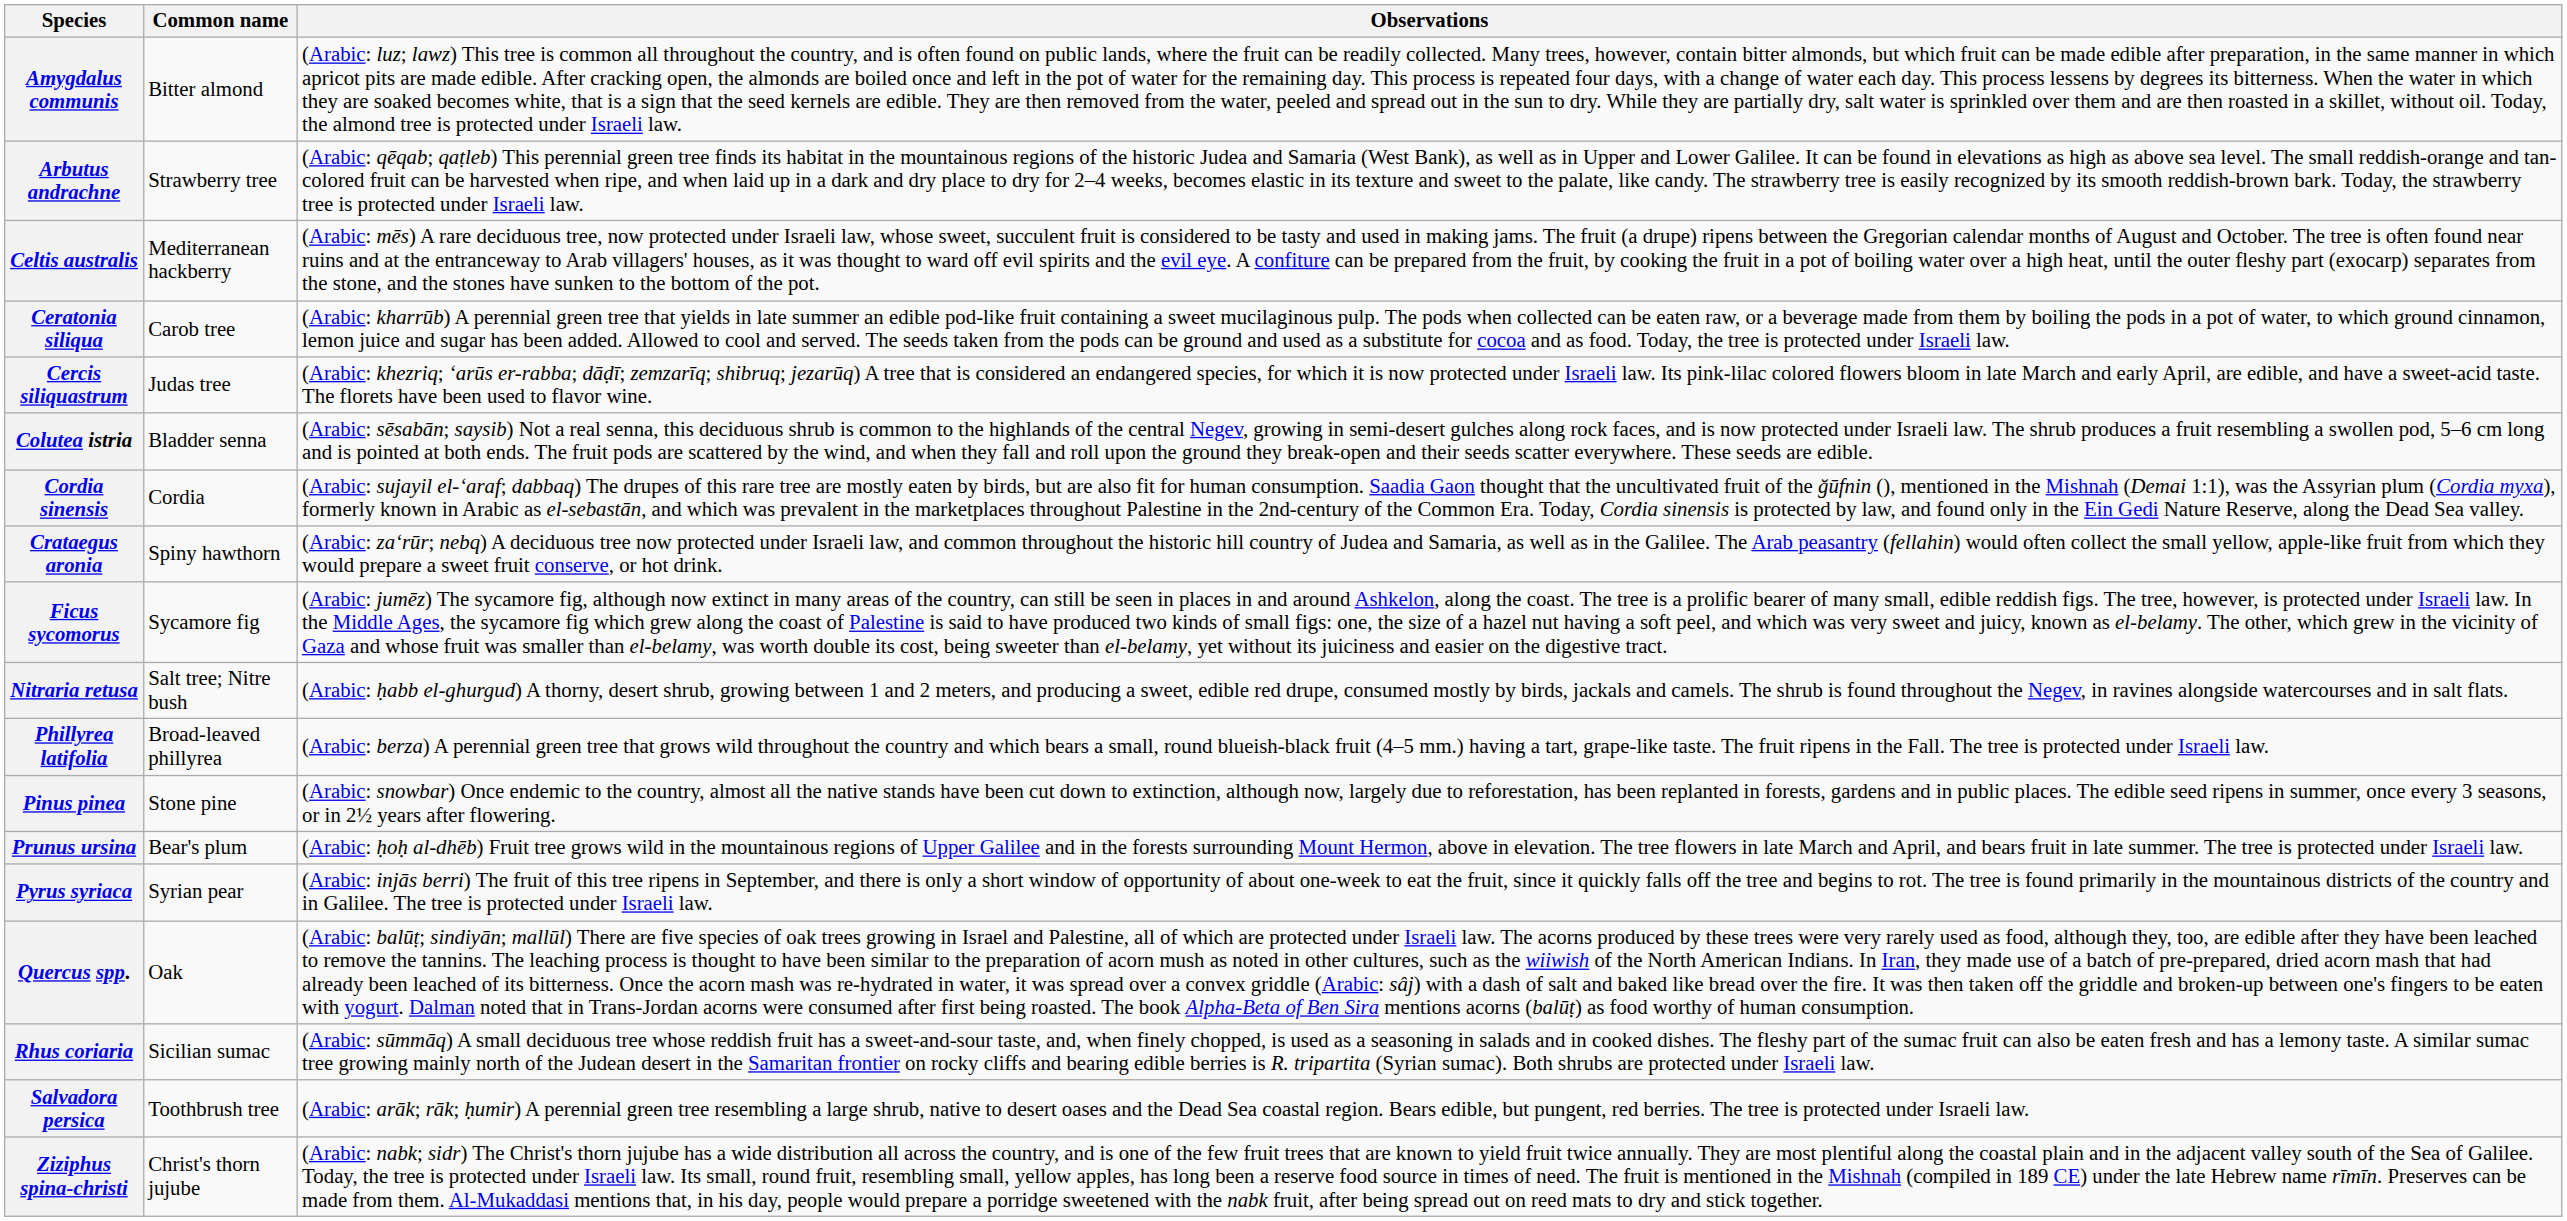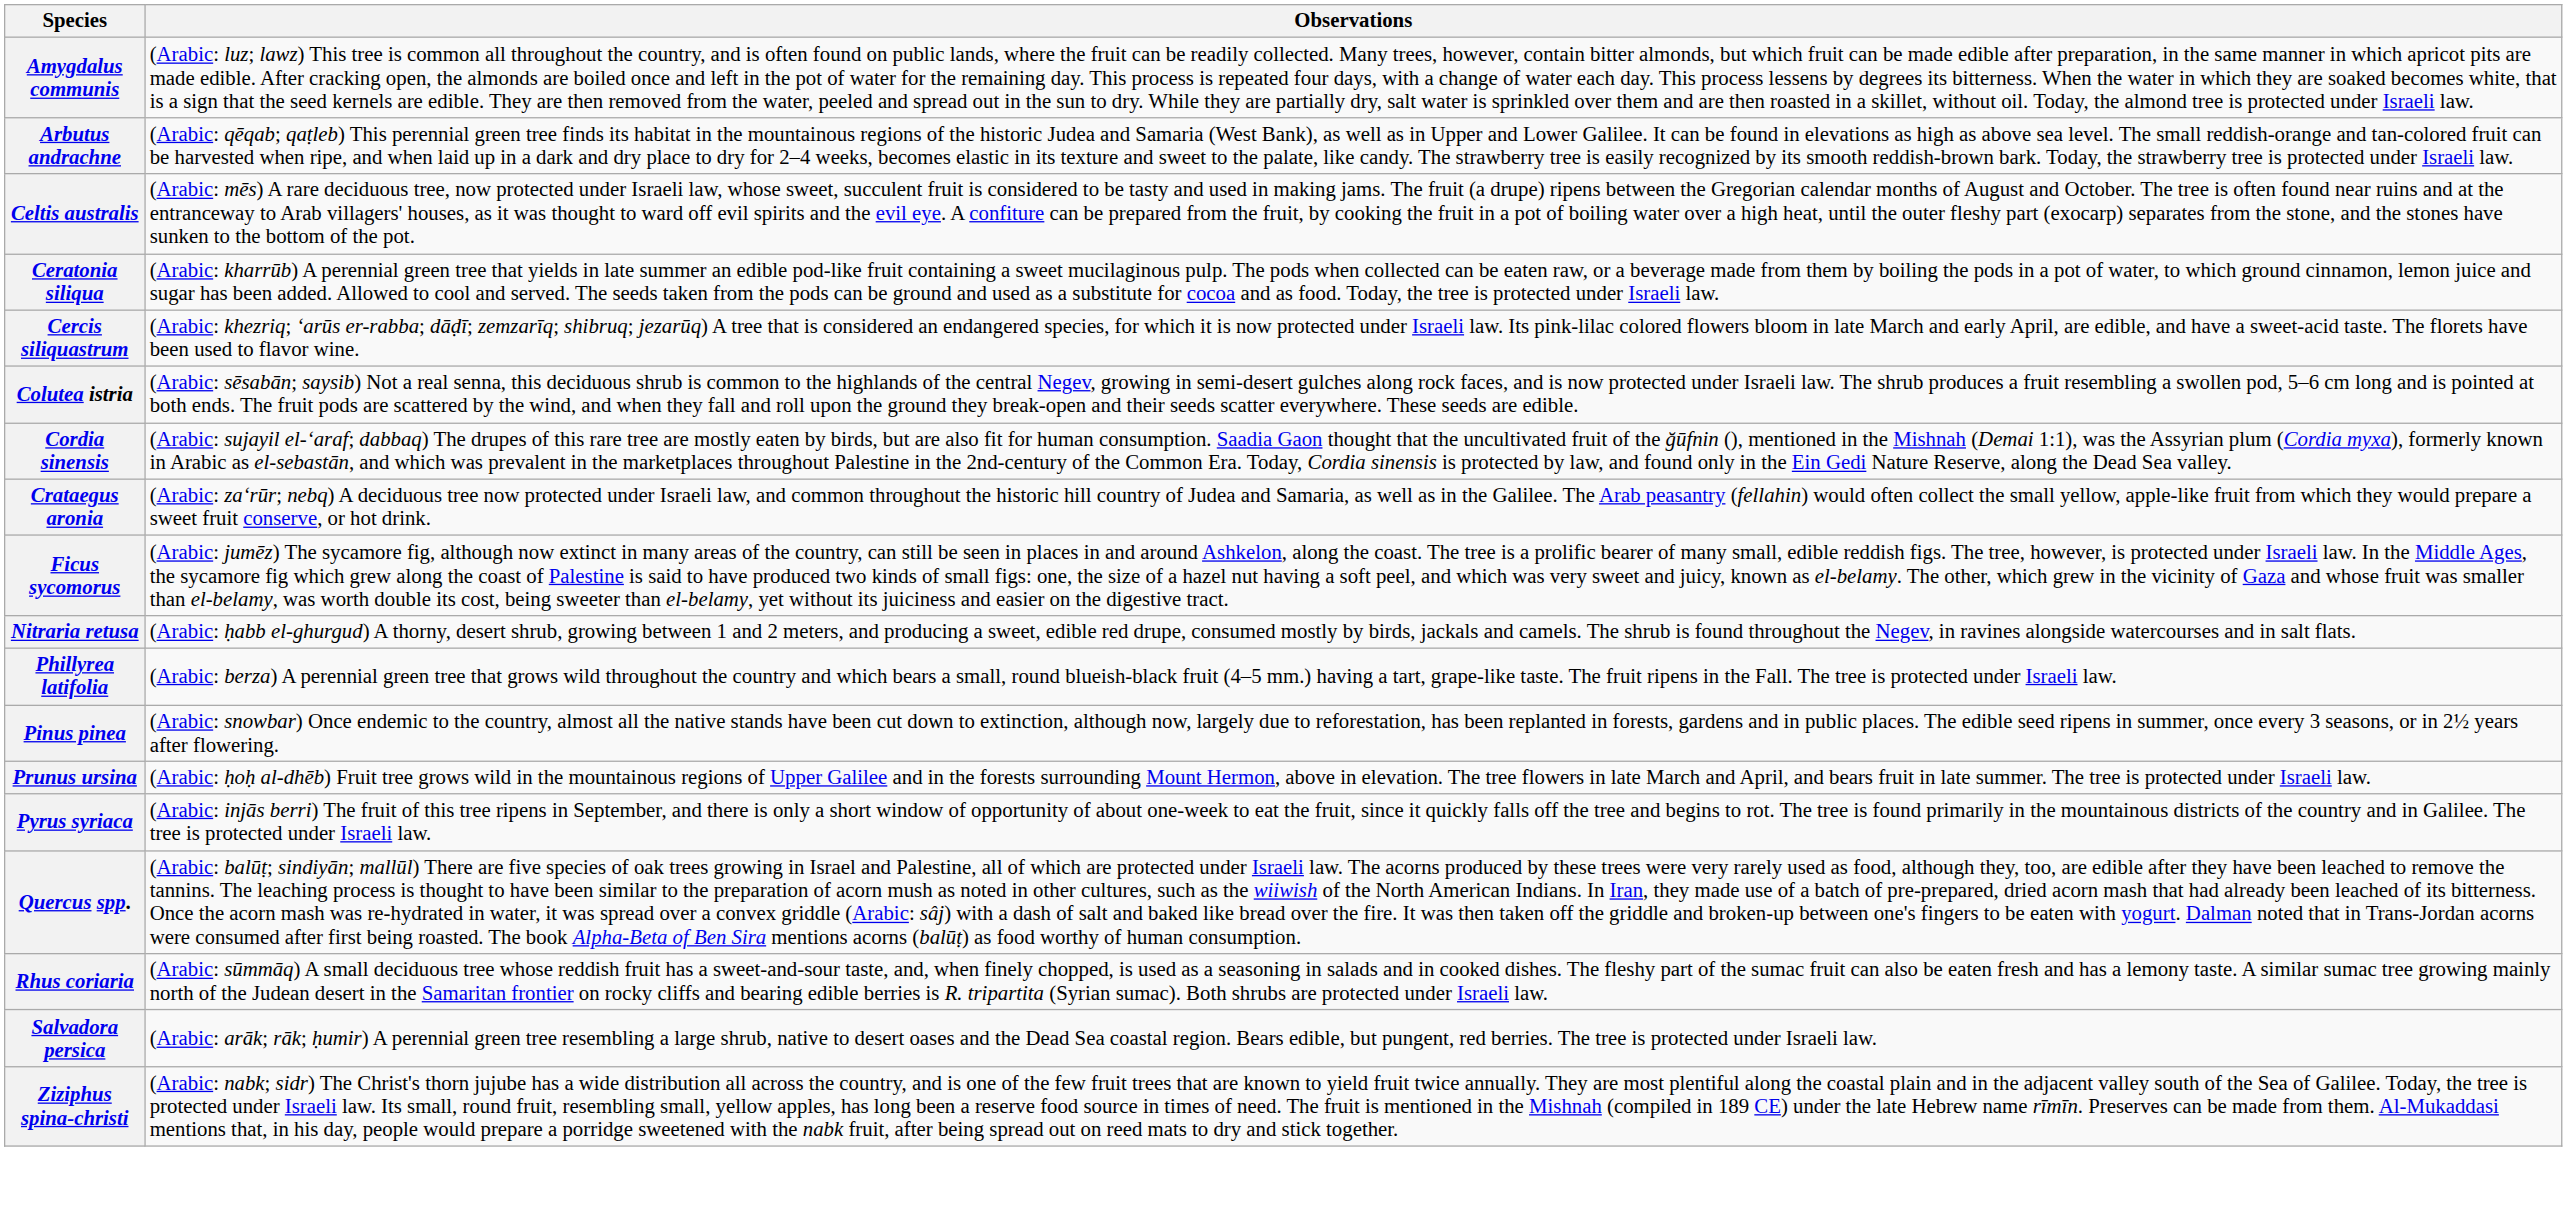- column: (220, 20)
